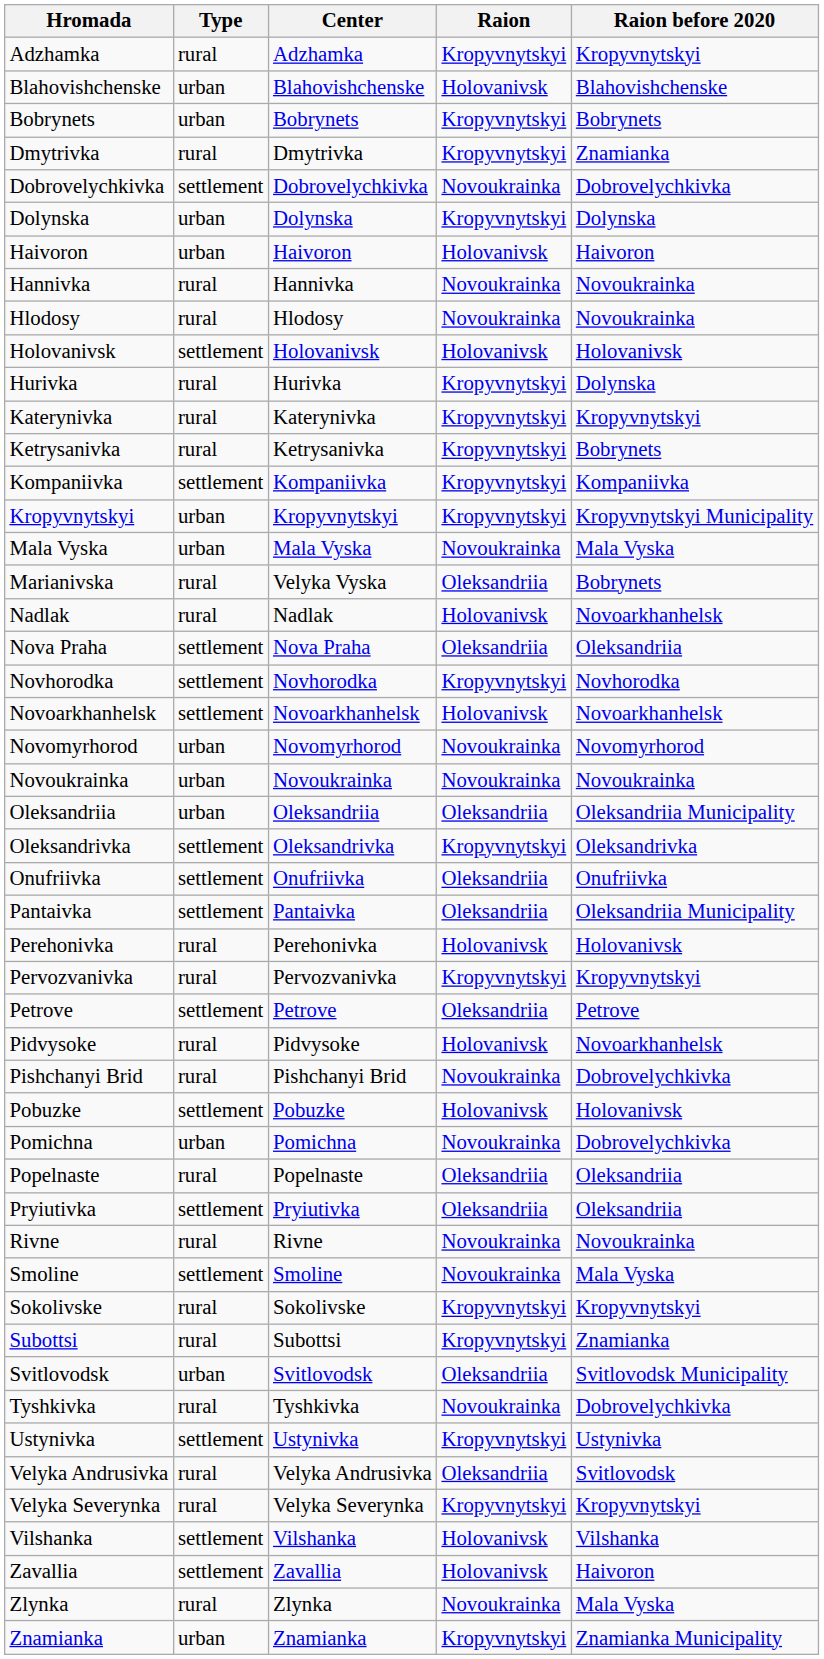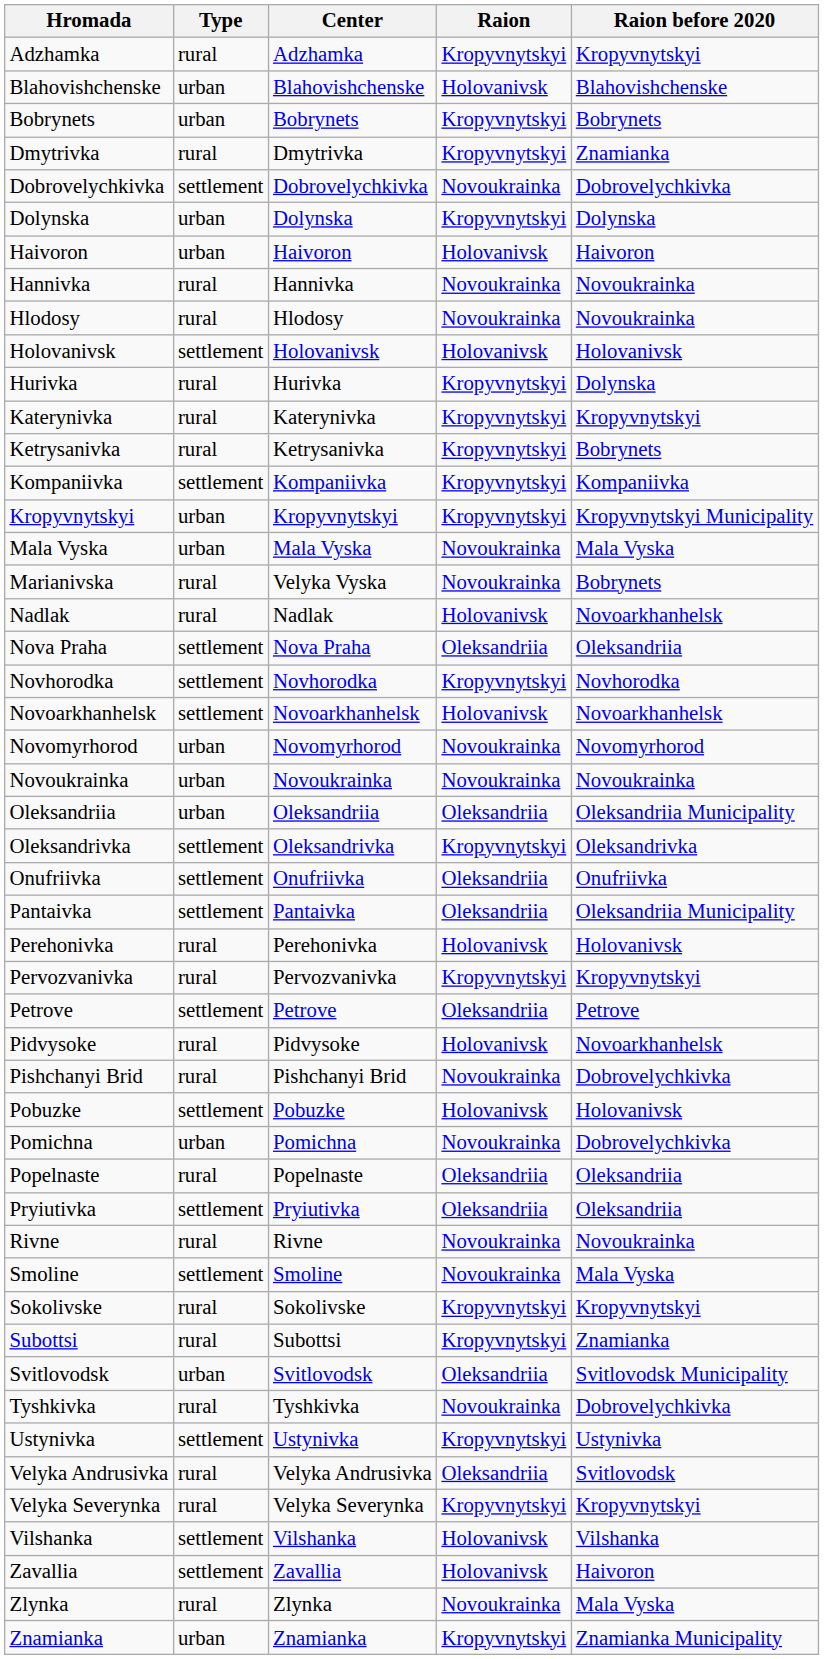(495, 581) Oleksandriia -> (501, 581) Novoukrainka
